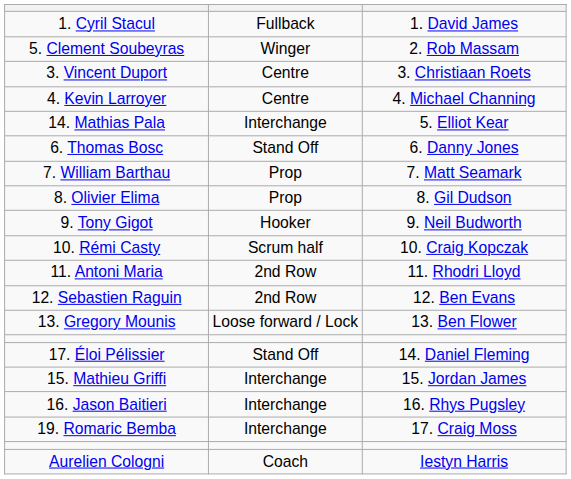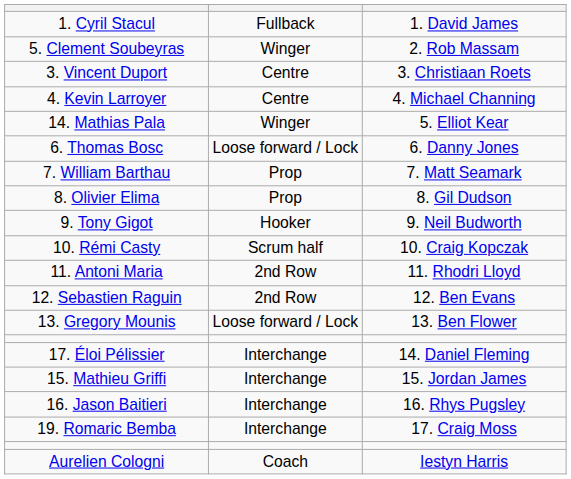(285, 123) Interchange -> (285, 123) Winger
(285, 148) Stand Off -> (285, 148) Loose forward / Lock
(285, 354) Stand Off -> (285, 354) Interchange
